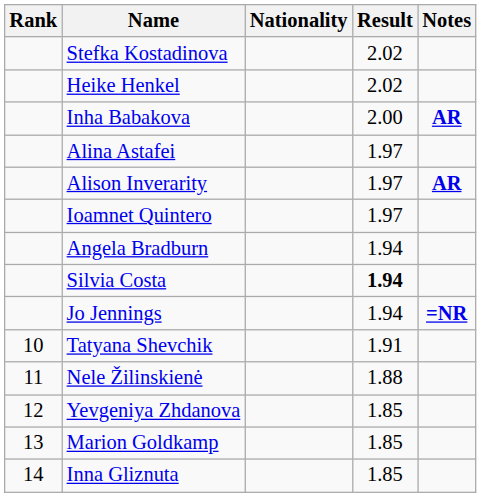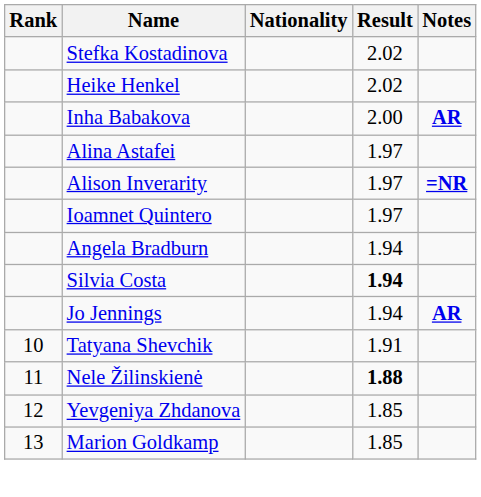(447, 183) AR -> (447, 183) =NR
(447, 313) =NR -> (447, 313) AR
(385, 378) normal -> (385, 378) bold
- row: (123, 475)
